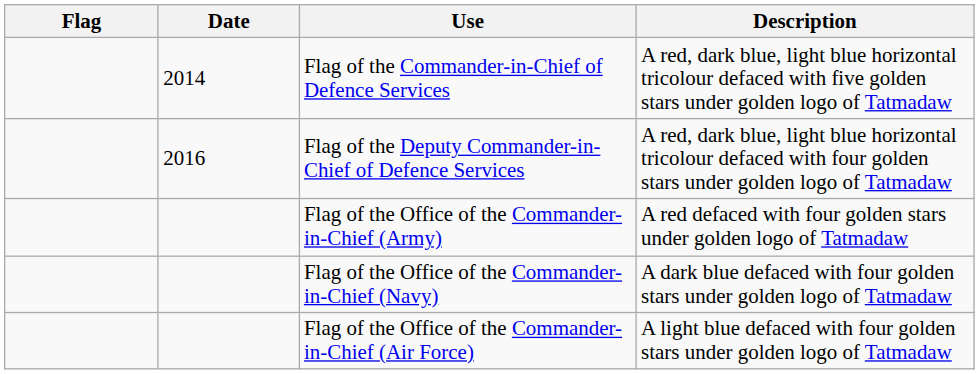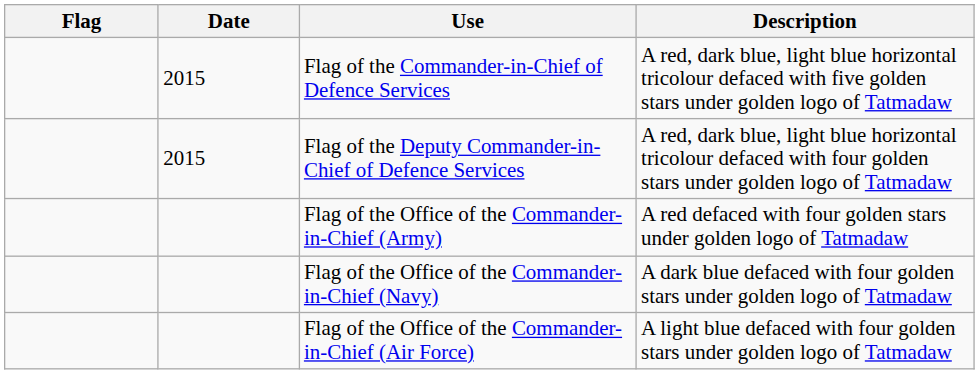(184, 77) 2014 -> (184, 77) 2015
(184, 158) 2016 -> (184, 158) 2015
